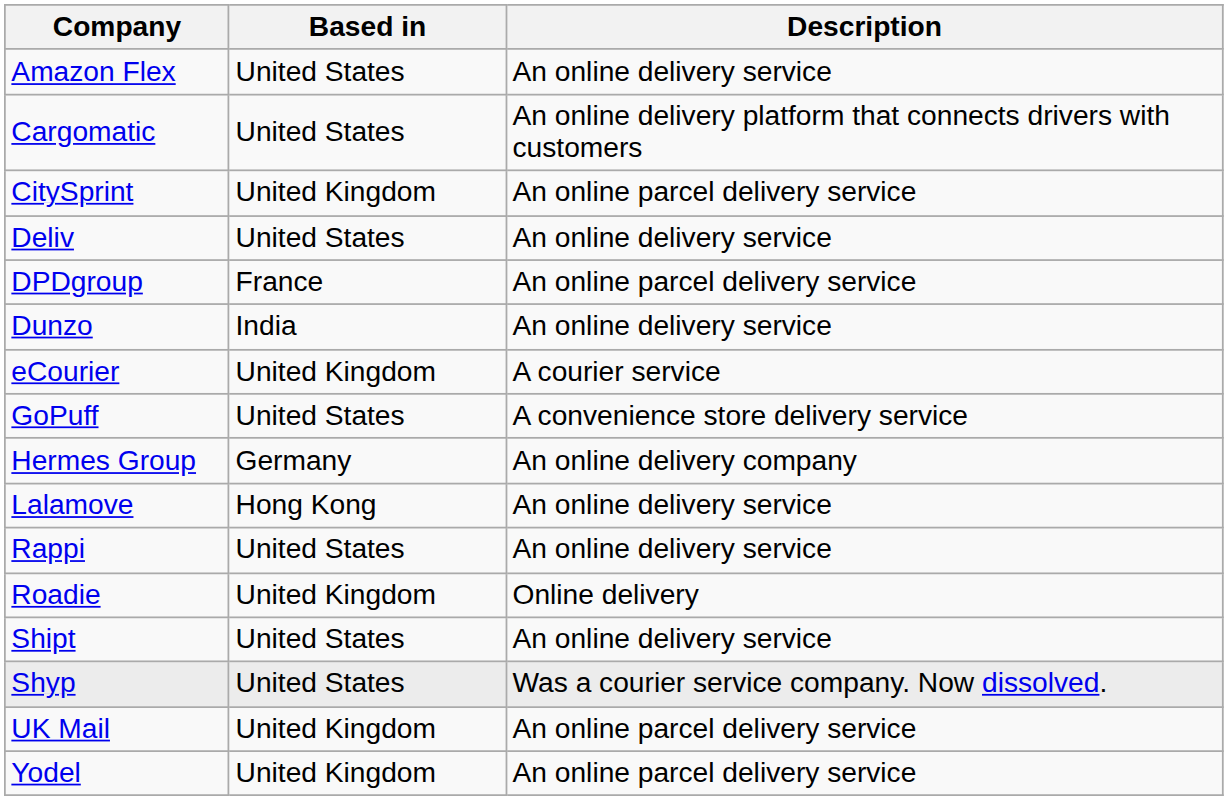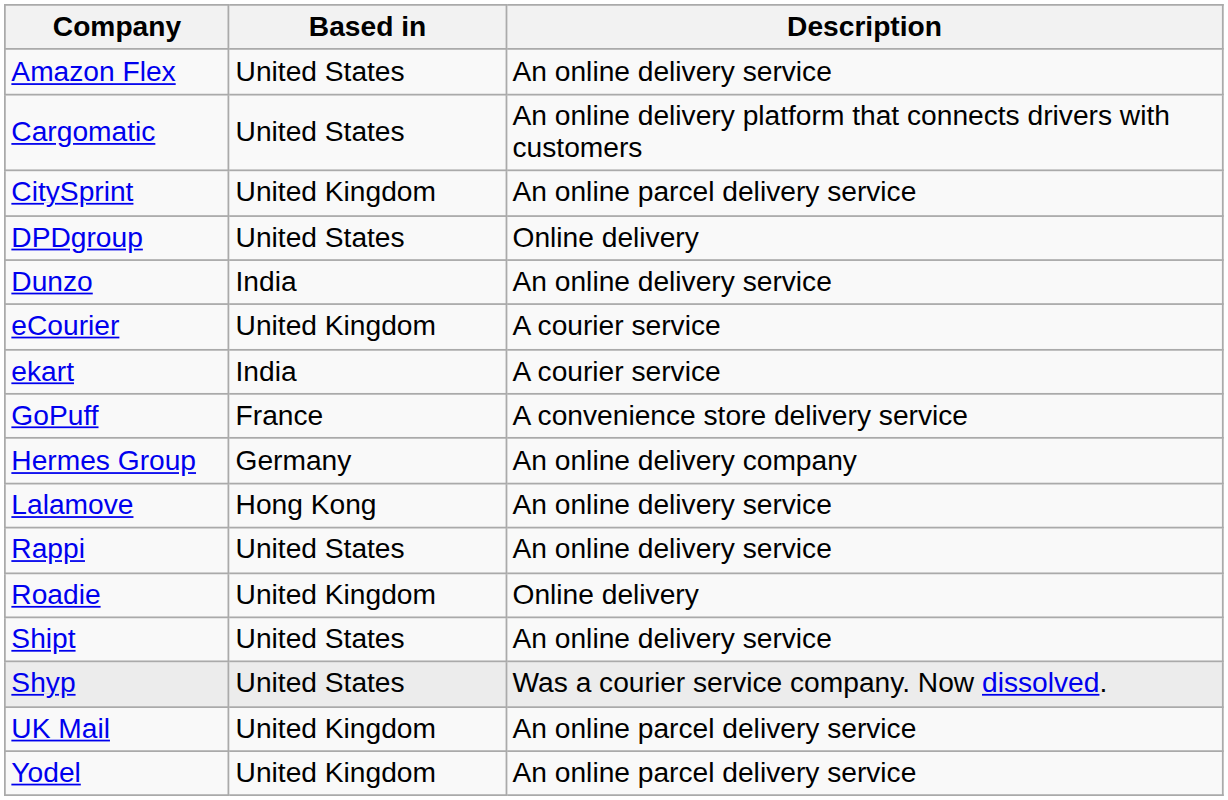- row: (43, 237)
(279, 281) France -> (320, 237) United States
(714, 281) An online parcel delivery service -> (606, 237) Online delivery
+ row: (43, 371)
(320, 415) United States -> (279, 415) France
